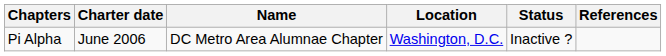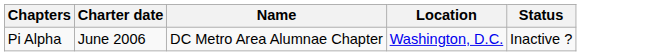- column: (618, 16)
